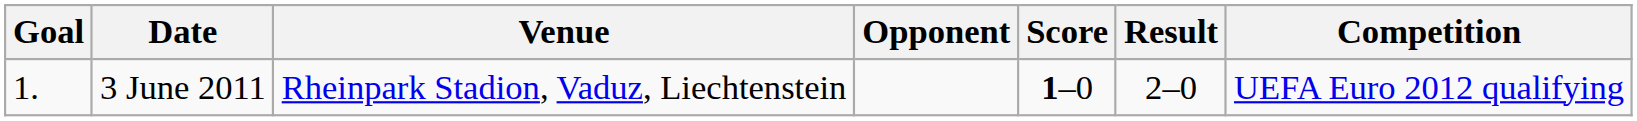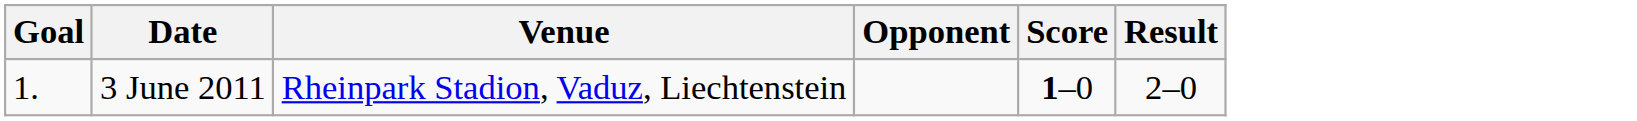- column: (1429, 31)
